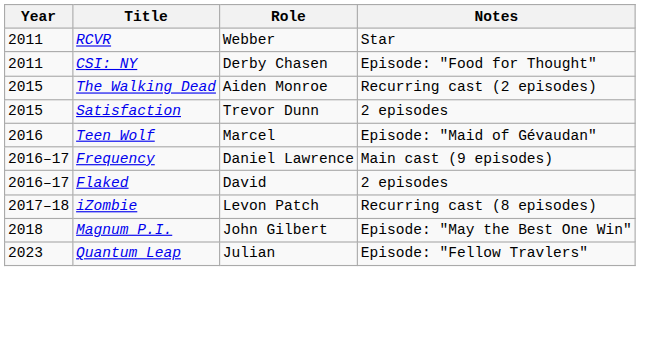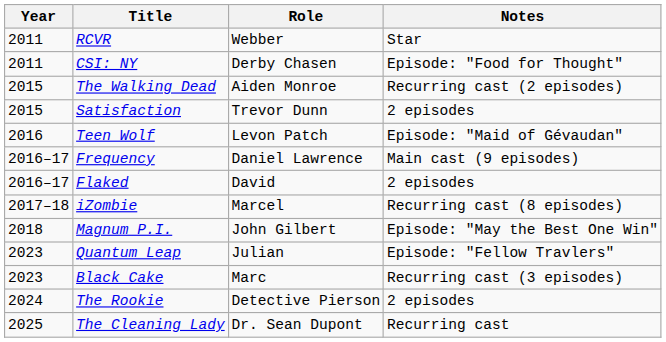(249, 135) Marcel -> (280, 135) Levon Patch
(271, 206) Levon Patch -> (258, 206) Marcel
+ row: (120, 277)
+ row: (120, 301)
+ row: (150, 325)
